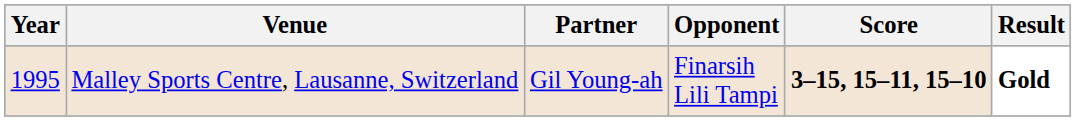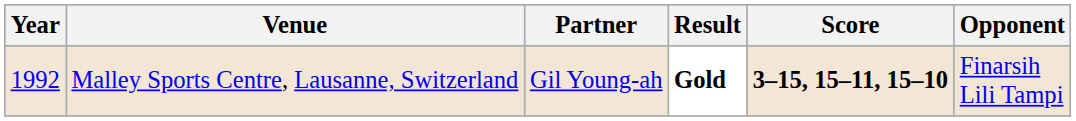columns swapped: (727, 25) <-> (1032, 25)
(35, 80) 1995 -> (35, 80) 1992
